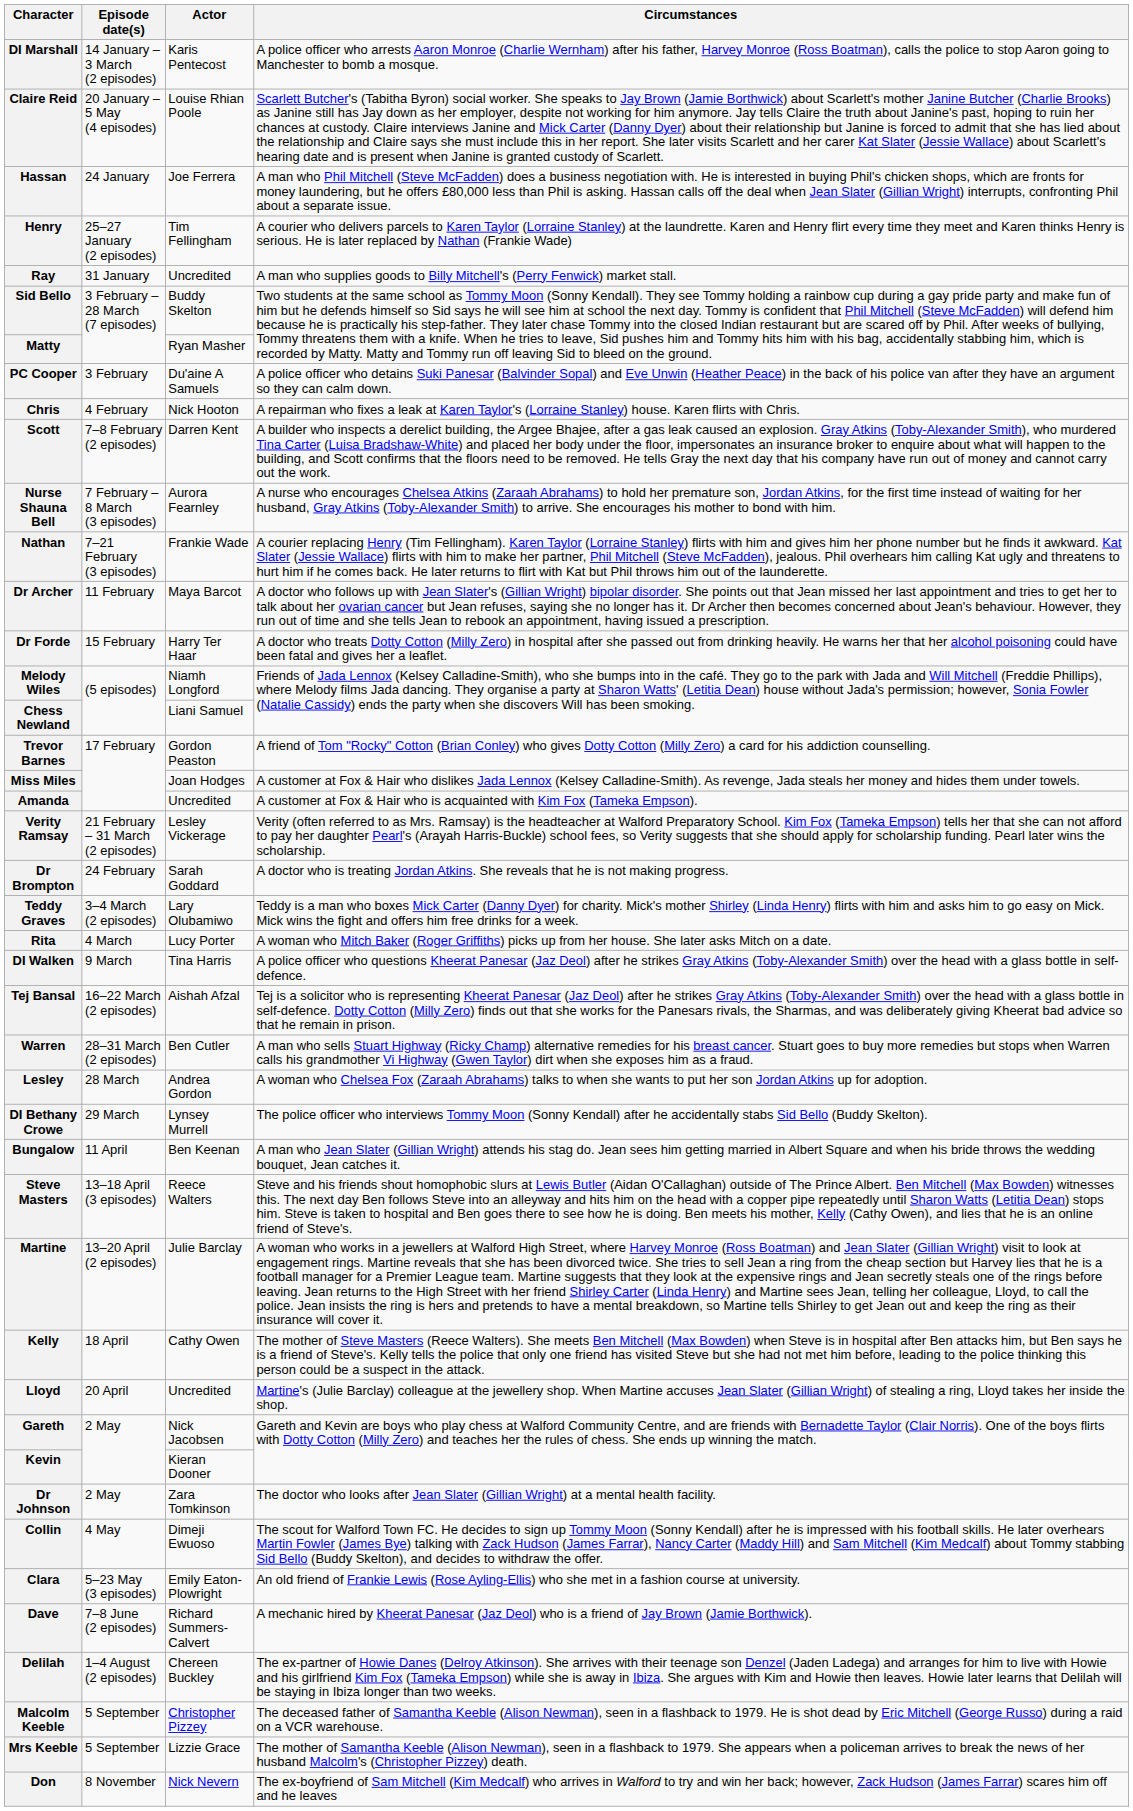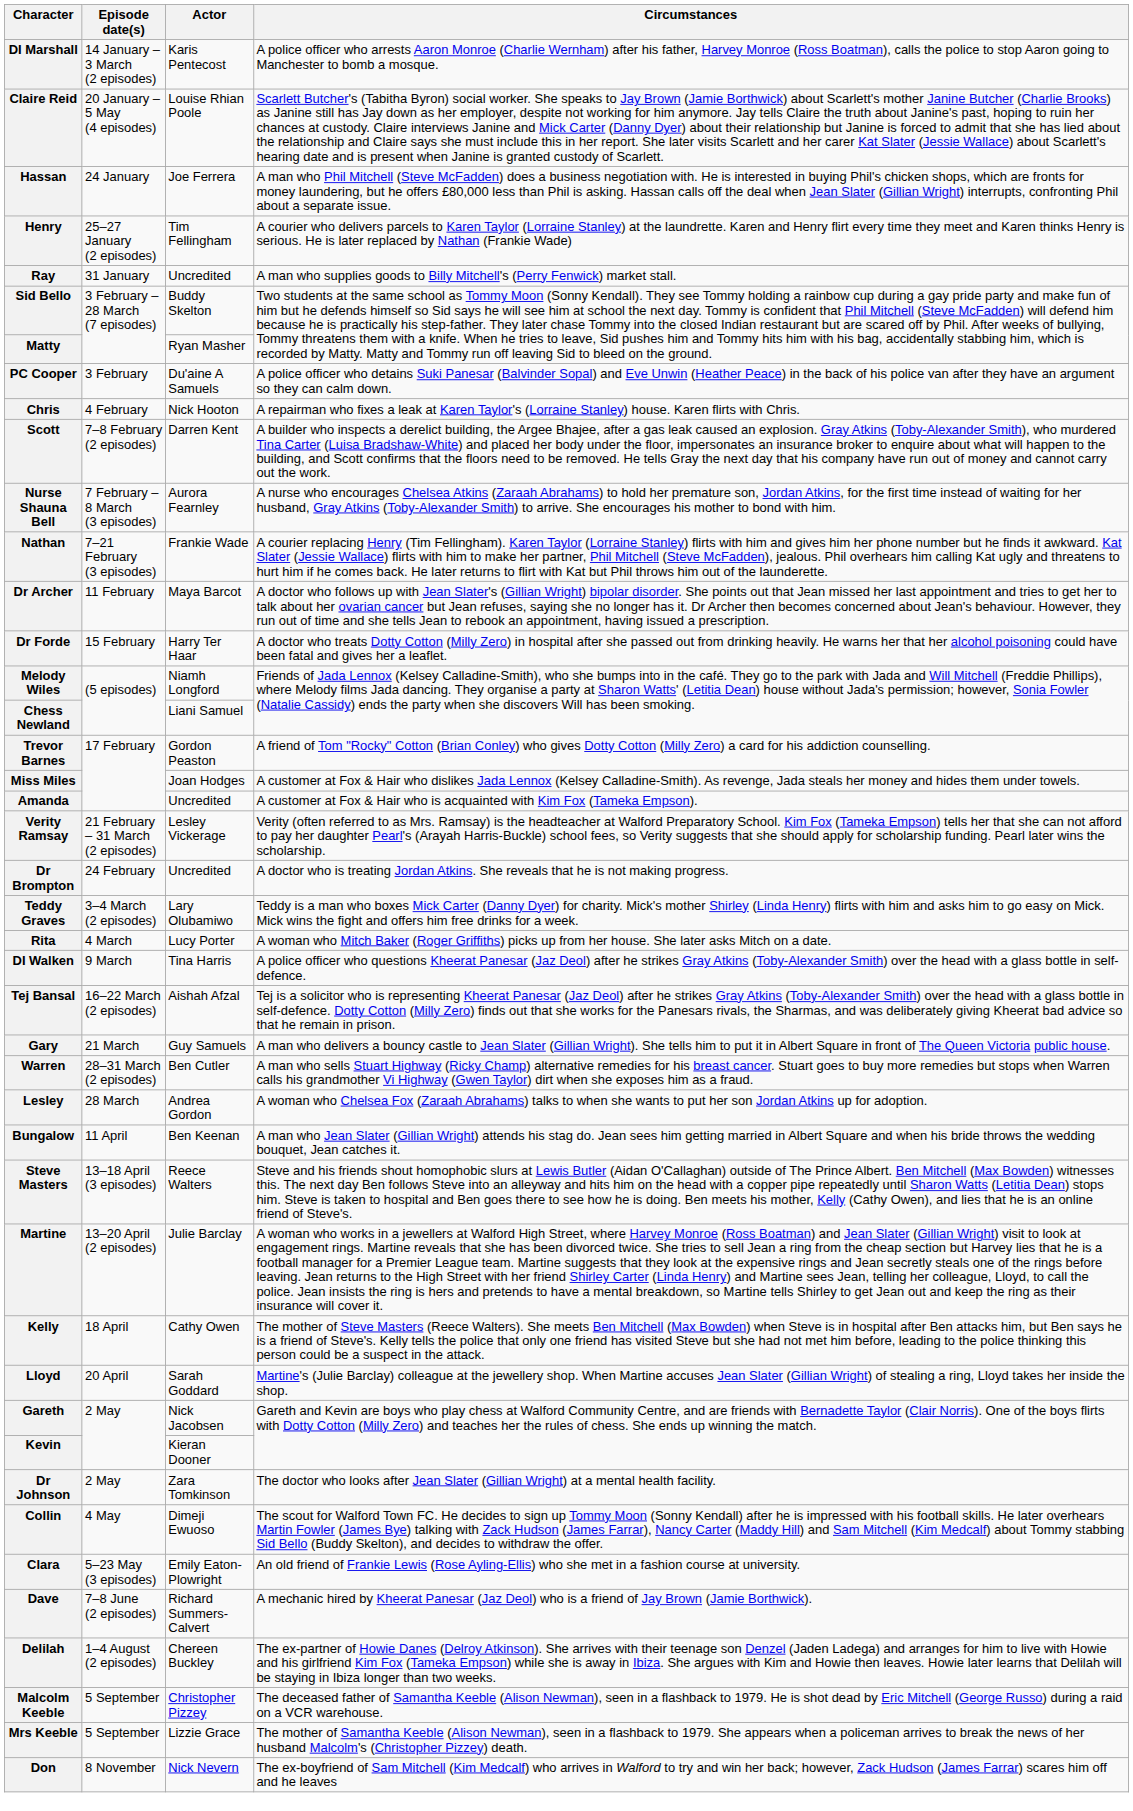(193, 878) Sarah Goddard -> (200, 871) Uncredited
+ row: (43, 1045)
- row: (43, 1122)
(200, 1390) Uncredited -> (193, 1383) Sarah Goddard
